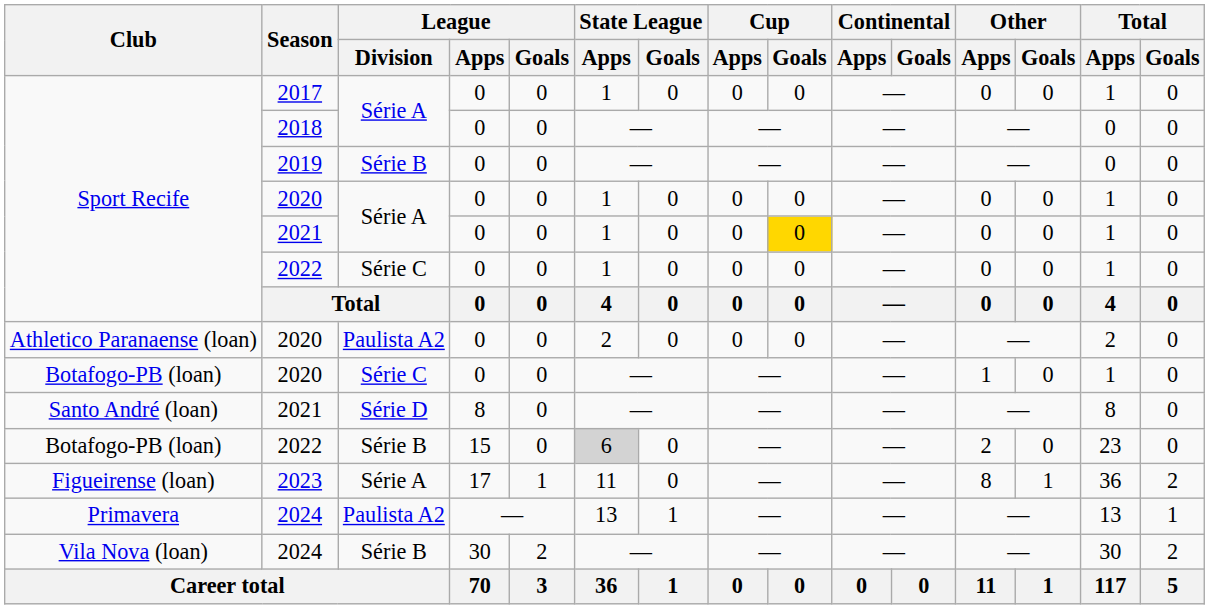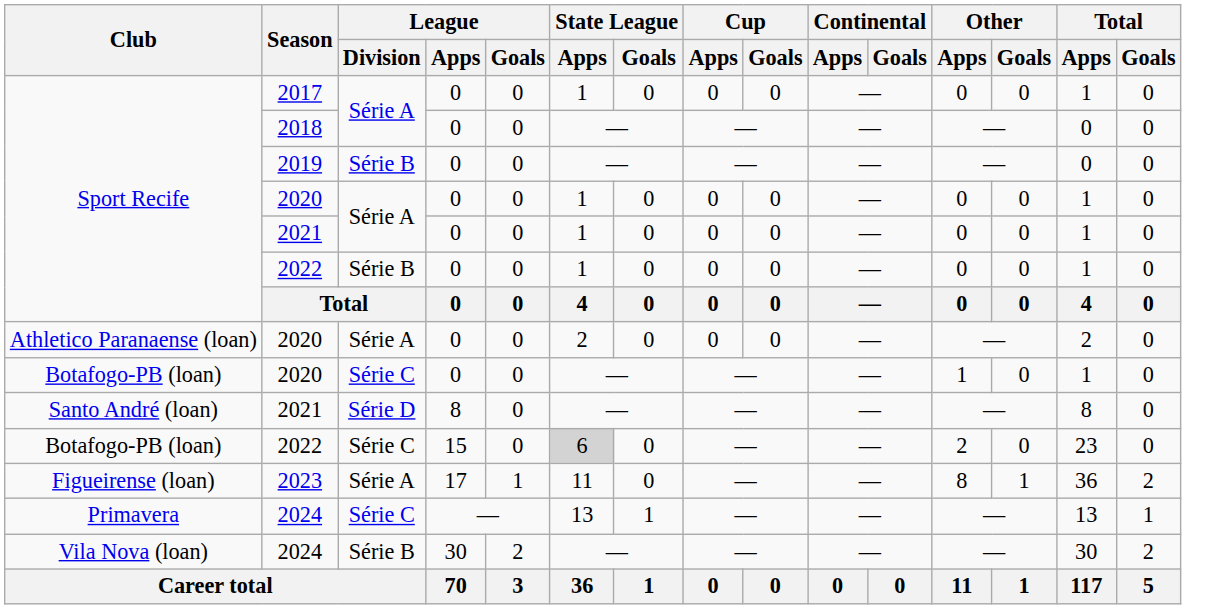(799, 233) gold background -> (775, 233) no background
(394, 269) Série C -> (382, 269) Série B
(394, 339) Paulista A2 -> (382, 339) Série A
(394, 445) Série B -> (382, 445) Série C
(394, 515) Paulista A2 -> (382, 515) Série C
